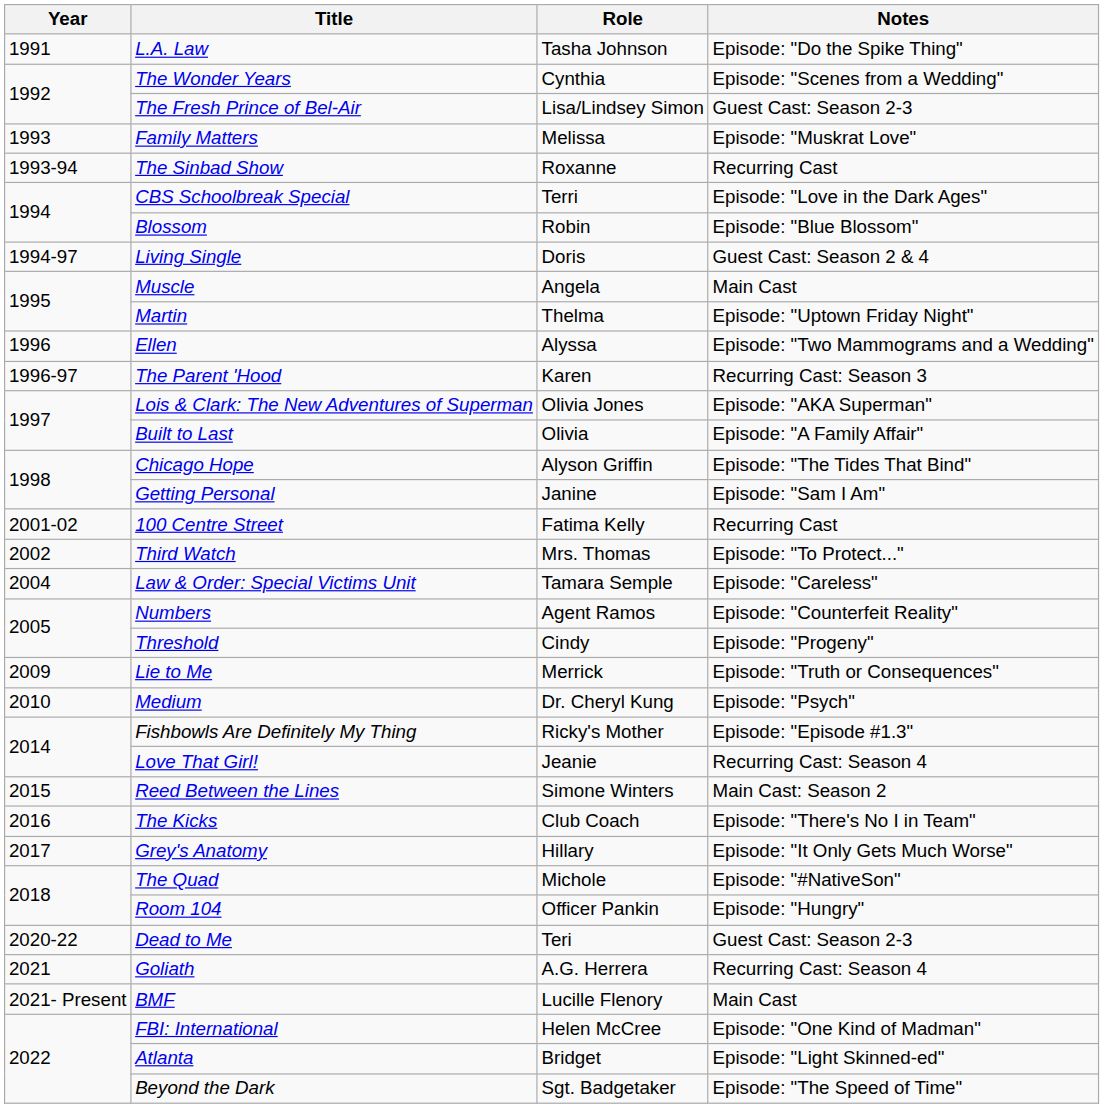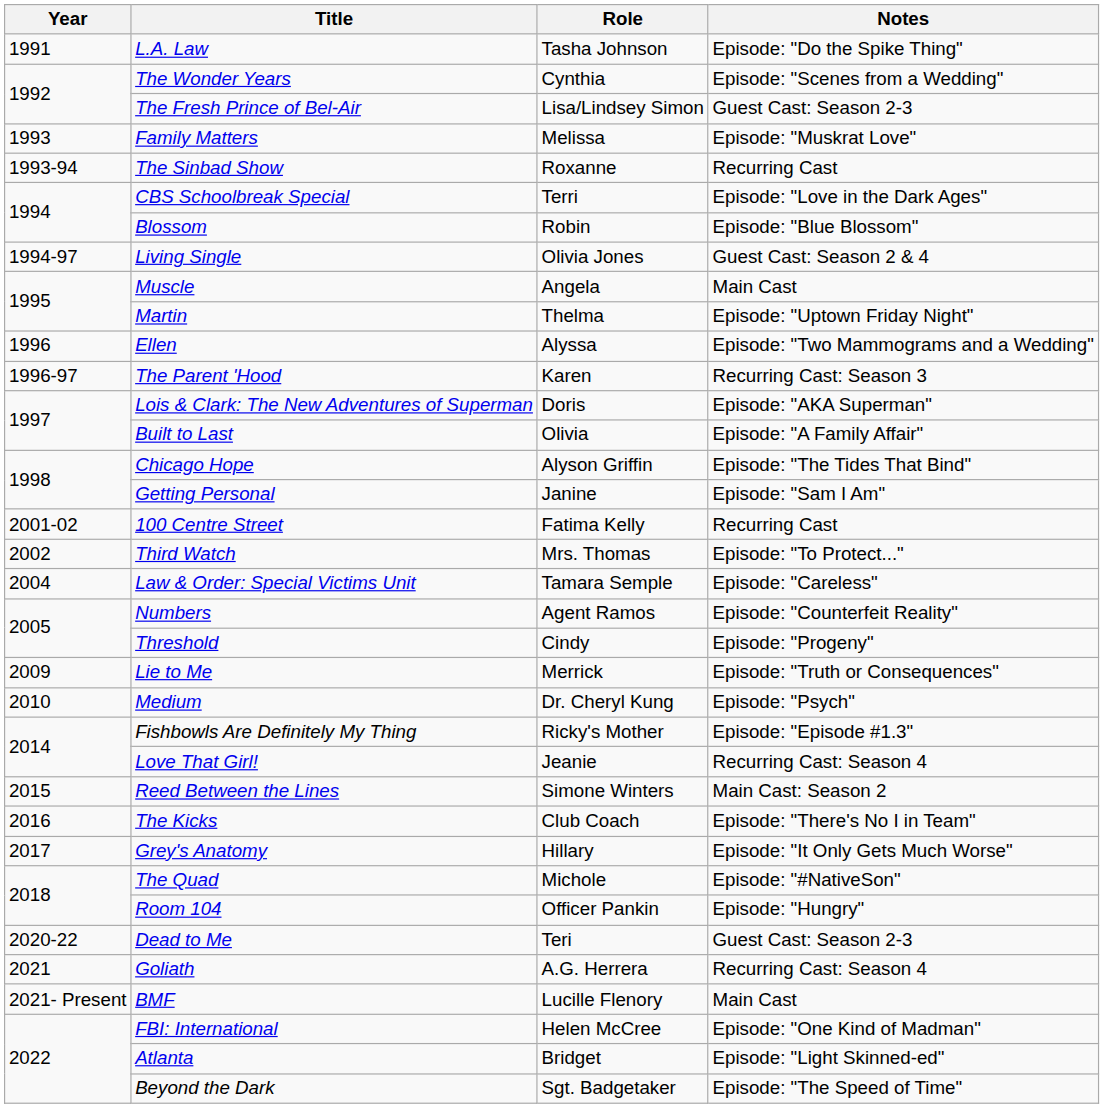(563, 256) Doris -> (593, 256) Olivia Jones
(593, 405) Olivia Jones -> (563, 405) Doris
